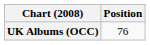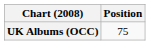(123, 31) 76 -> (123, 31) 75
